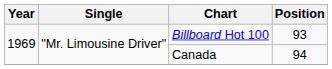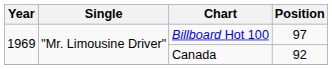(300, 34) 93 -> (300, 34) 97
(300, 54) 94 -> (300, 54) 92
